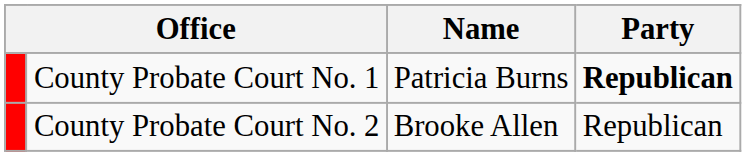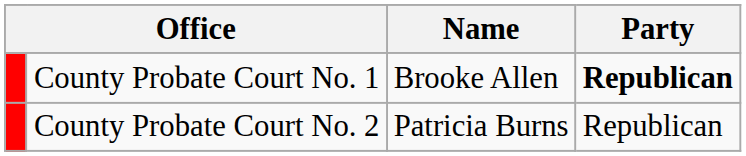(481, 77) Patricia Burns -> (476, 77) Brooke Allen
(476, 126) Brooke Allen -> (481, 126) Patricia Burns
